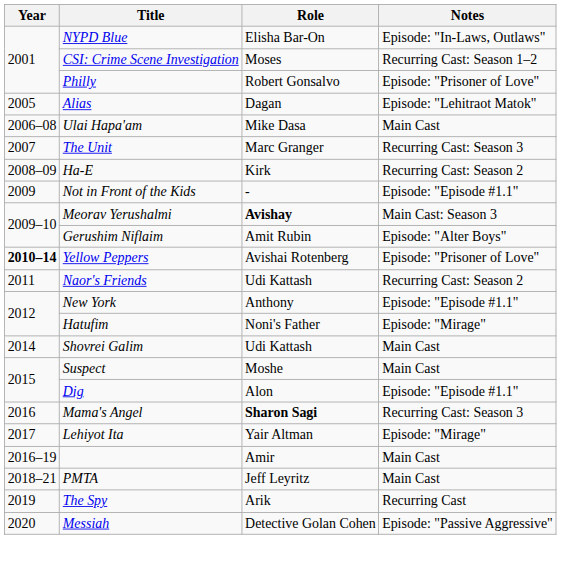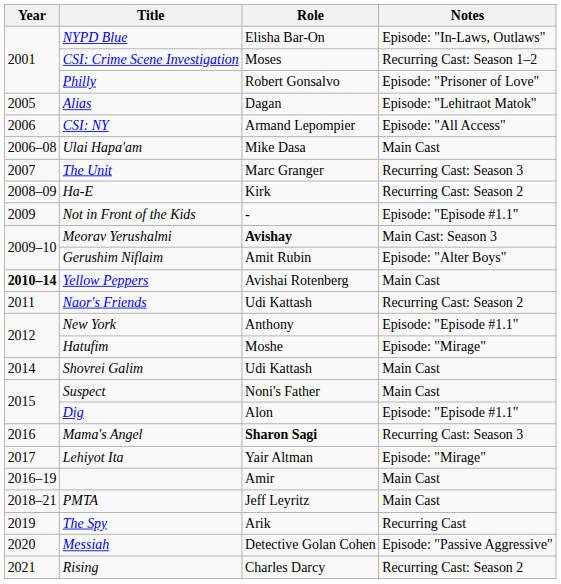+ row: (86, 125)
(461, 258) Episode: "Prisoner of Love" -> (411, 280) Main Cast
(282, 324) Noni's Father -> (264, 346) Moshe
(264, 368) Moshe -> (282, 390) Noni's Father
+ row: (81, 567)
